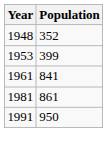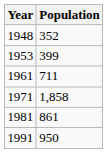(49, 76) 841 -> (49, 76) 711
+ row: (20, 96)
